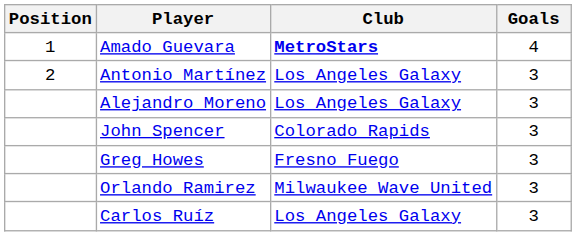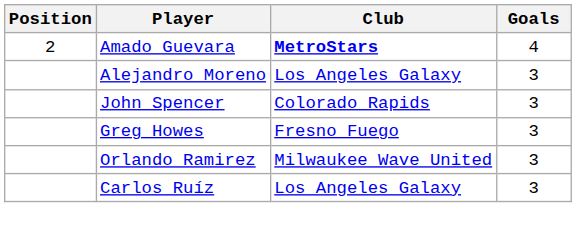(50, 47) 1 -> (50, 47) 2
- row: (183, 75)
